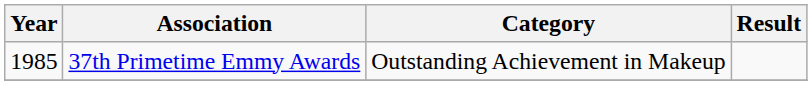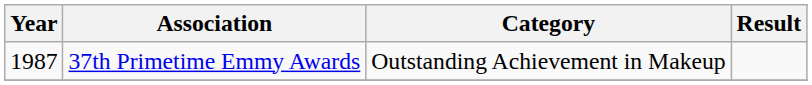(34, 60) 1985 -> (34, 60) 1987
